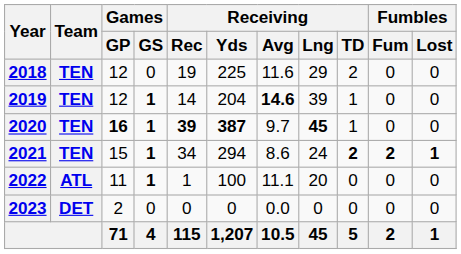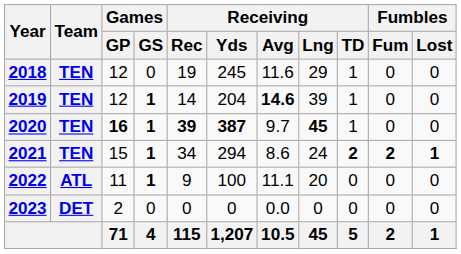(232, 72) 225 -> (232, 72) 245
(353, 72) 2 -> (353, 72) 1
(187, 180) 1 -> (187, 180) 9
